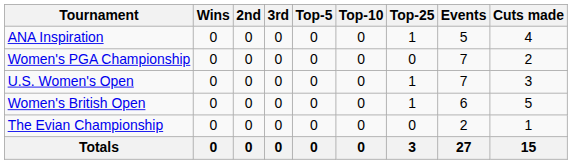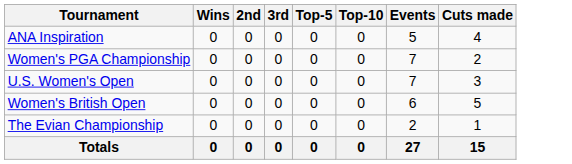- column: (412, 15)
